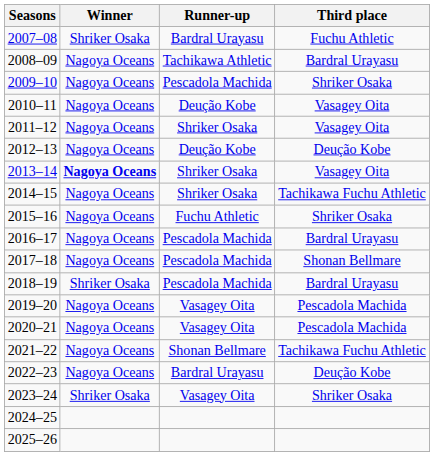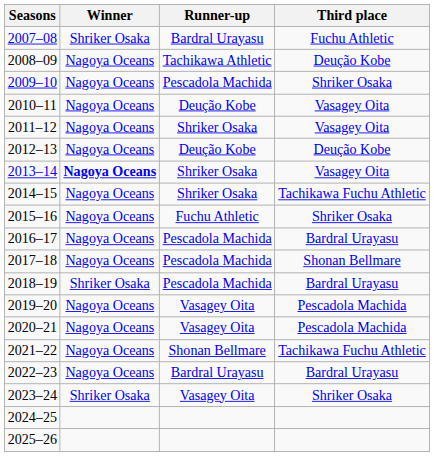(352, 60) Bardral Urayasu -> (352, 60) Deução Kobe
(352, 372) Deução Kobe -> (352, 372) Bardral Urayasu
